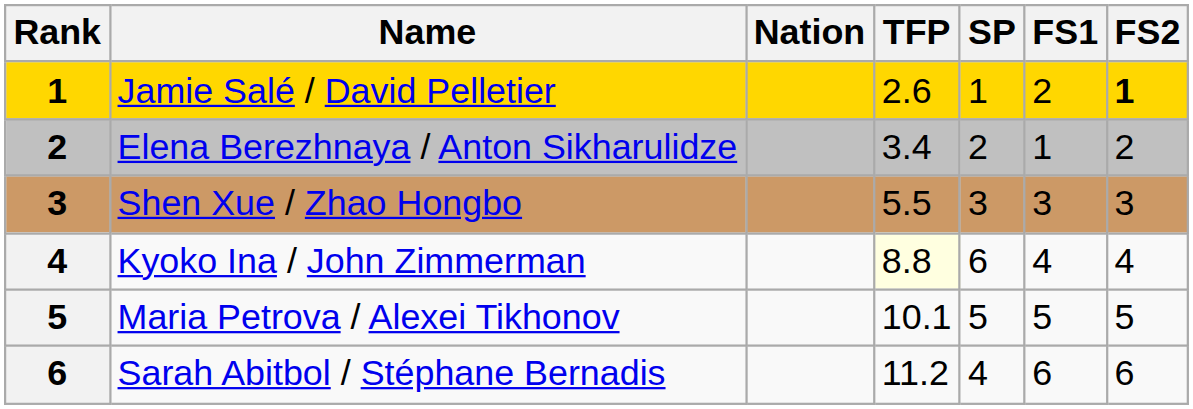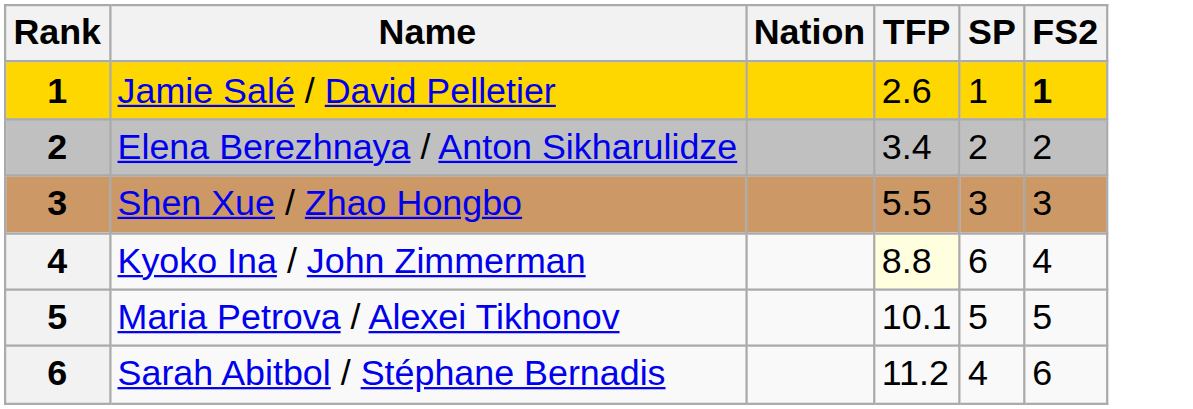- column: (1065, 32)
